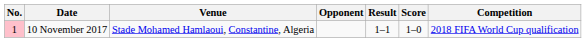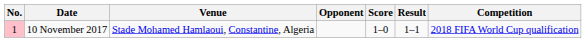columns swapped: (414, 12) <-> (382, 12)
